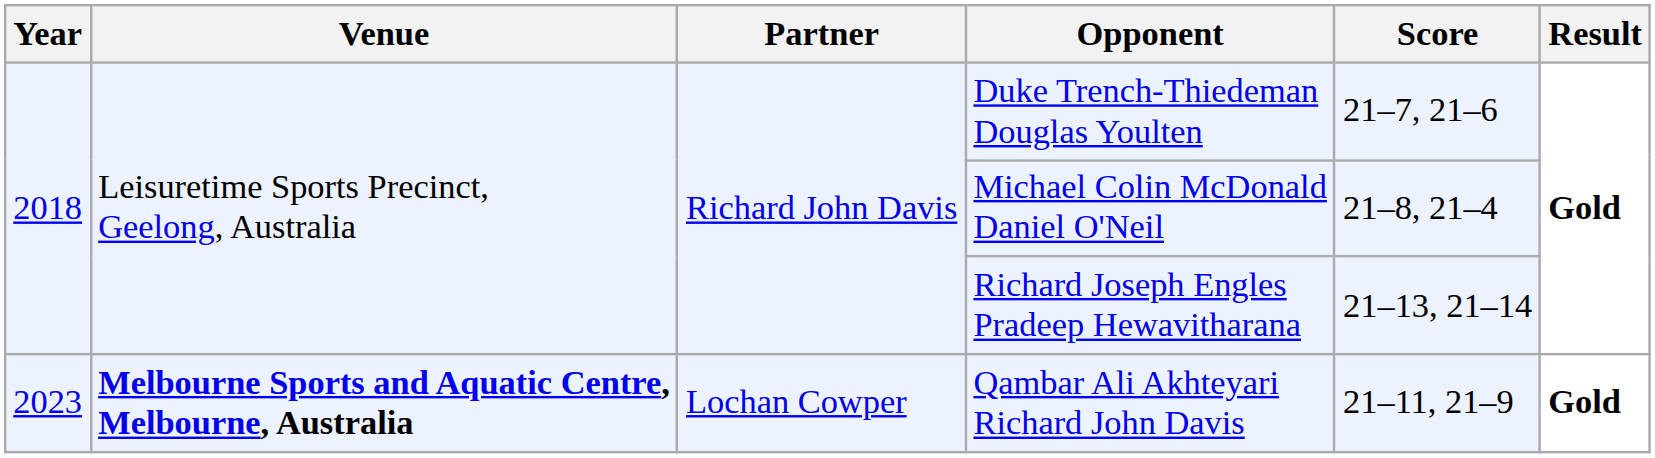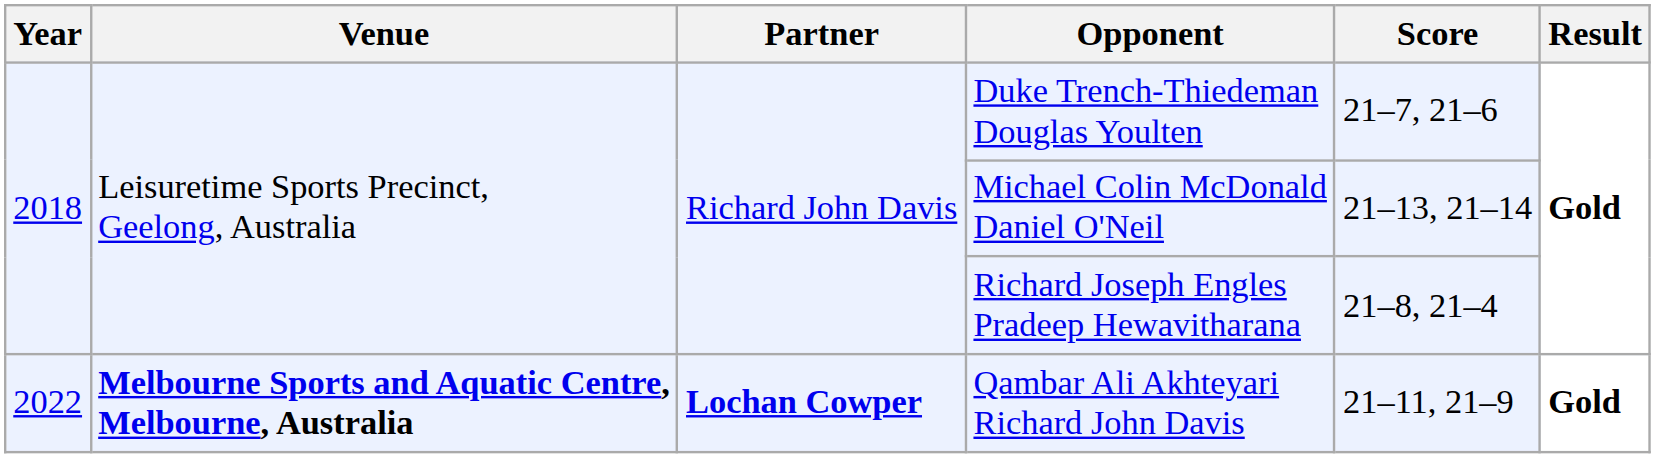(1420, 207) 21–8, 21–4 -> (1438, 207) 21–13, 21–14
(1438, 305) 21–13, 21–14 -> (1420, 305) 21–8, 21–4
(48, 402) 2023 -> (48, 402) 2022
(796, 402) normal -> (804, 402) bold
